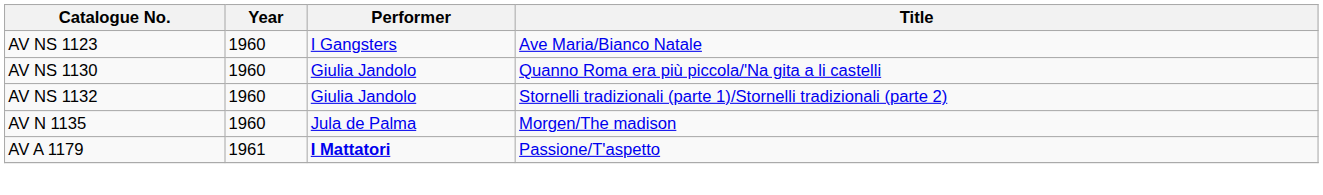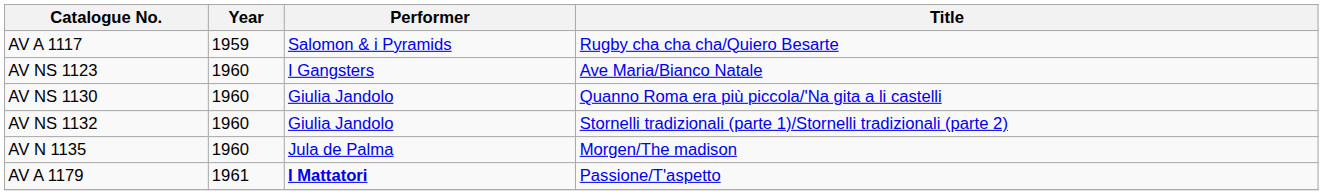+ row: (45, 44)
